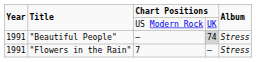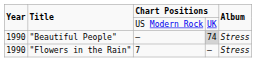(16, 37) 1991 -> (16, 37) 1990
(16, 50) 1991 -> (16, 50) 1990
